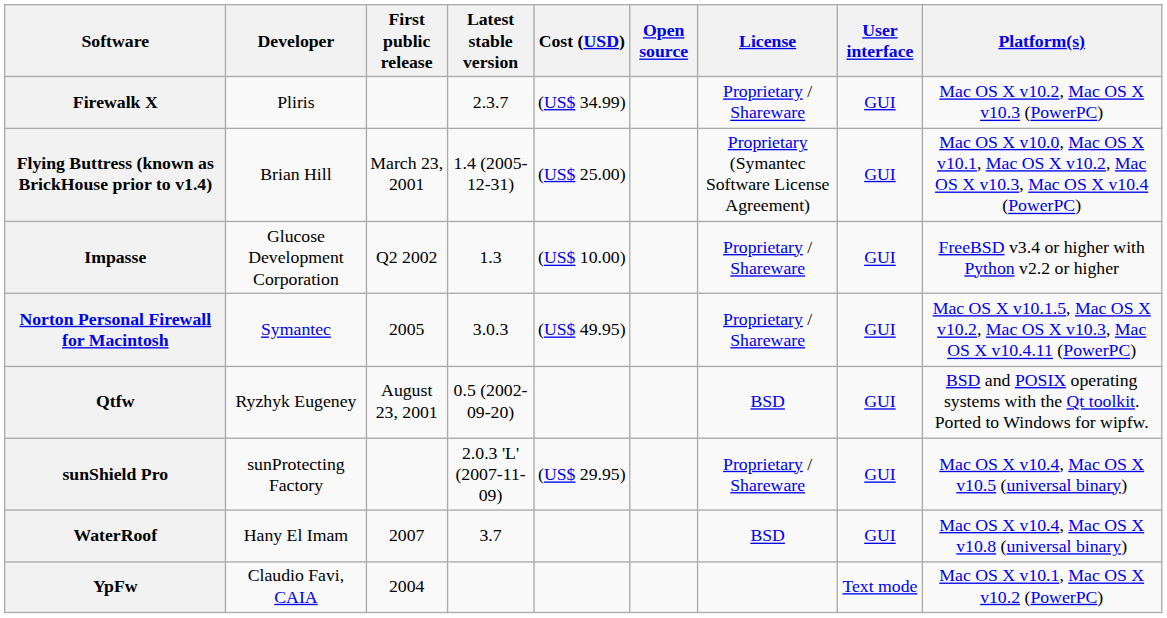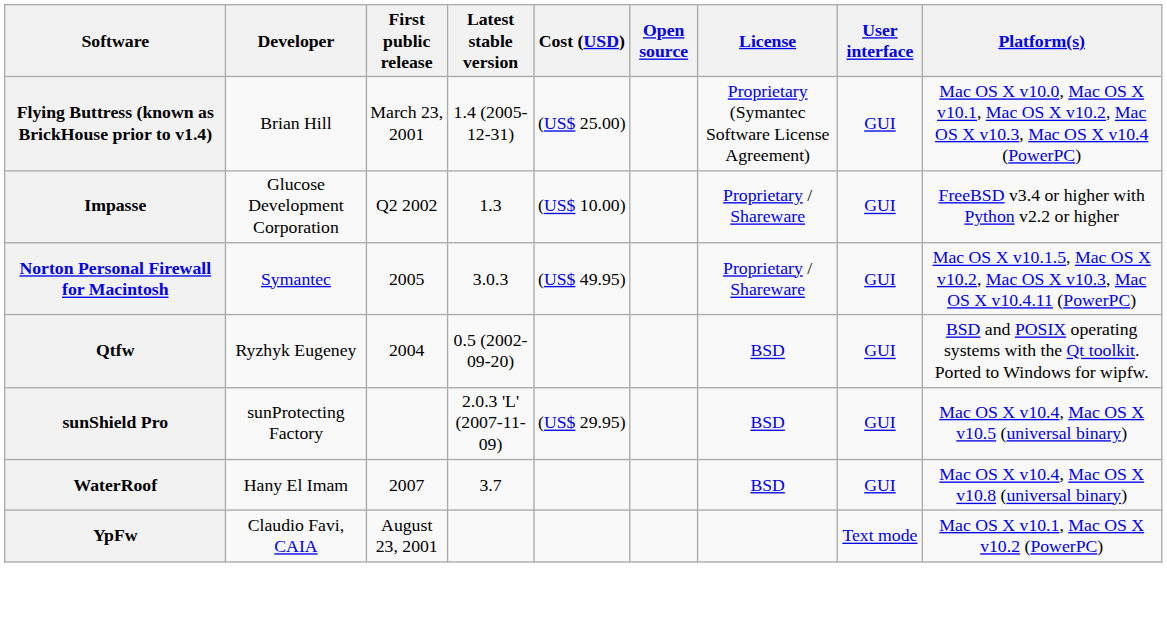- row: (115, 102)
(407, 402) August 23, 2001 -> (407, 351) 2004
(768, 474) Proprietary / Shareware -> (768, 423) BSD
(407, 586) 2004 -> (407, 535) August 23, 2001
